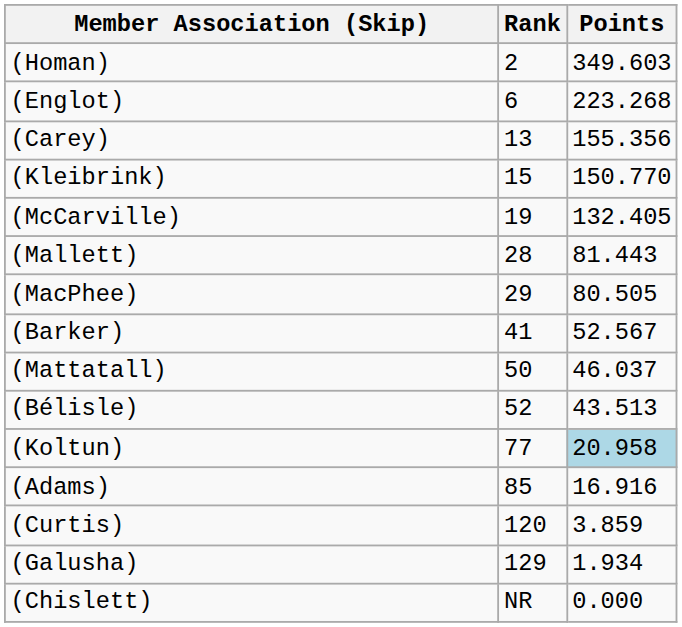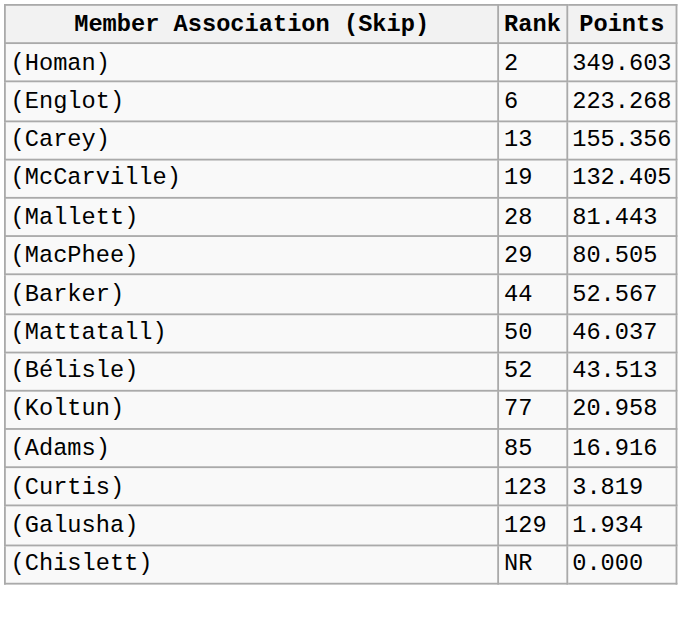- row: (89, 178)
(518, 333) 41 -> (518, 294) 44
(615, 448) lightblue background -> (615, 410) no background
(525, 525) 120 -> (525, 487) 123
(608, 525) 3.859 -> (608, 487) 3.819
